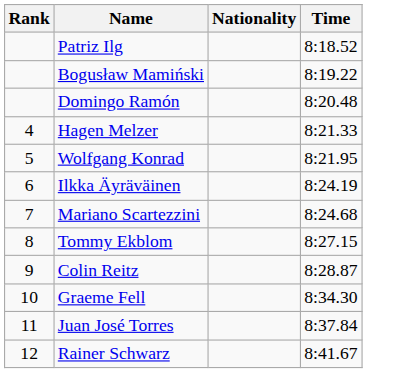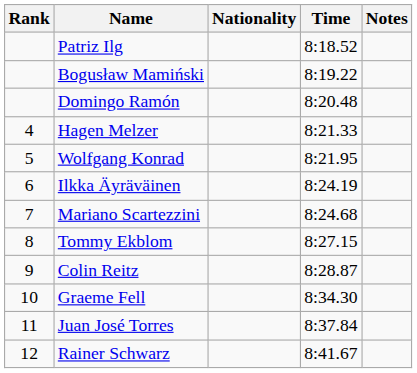+ column: (387, 18)
